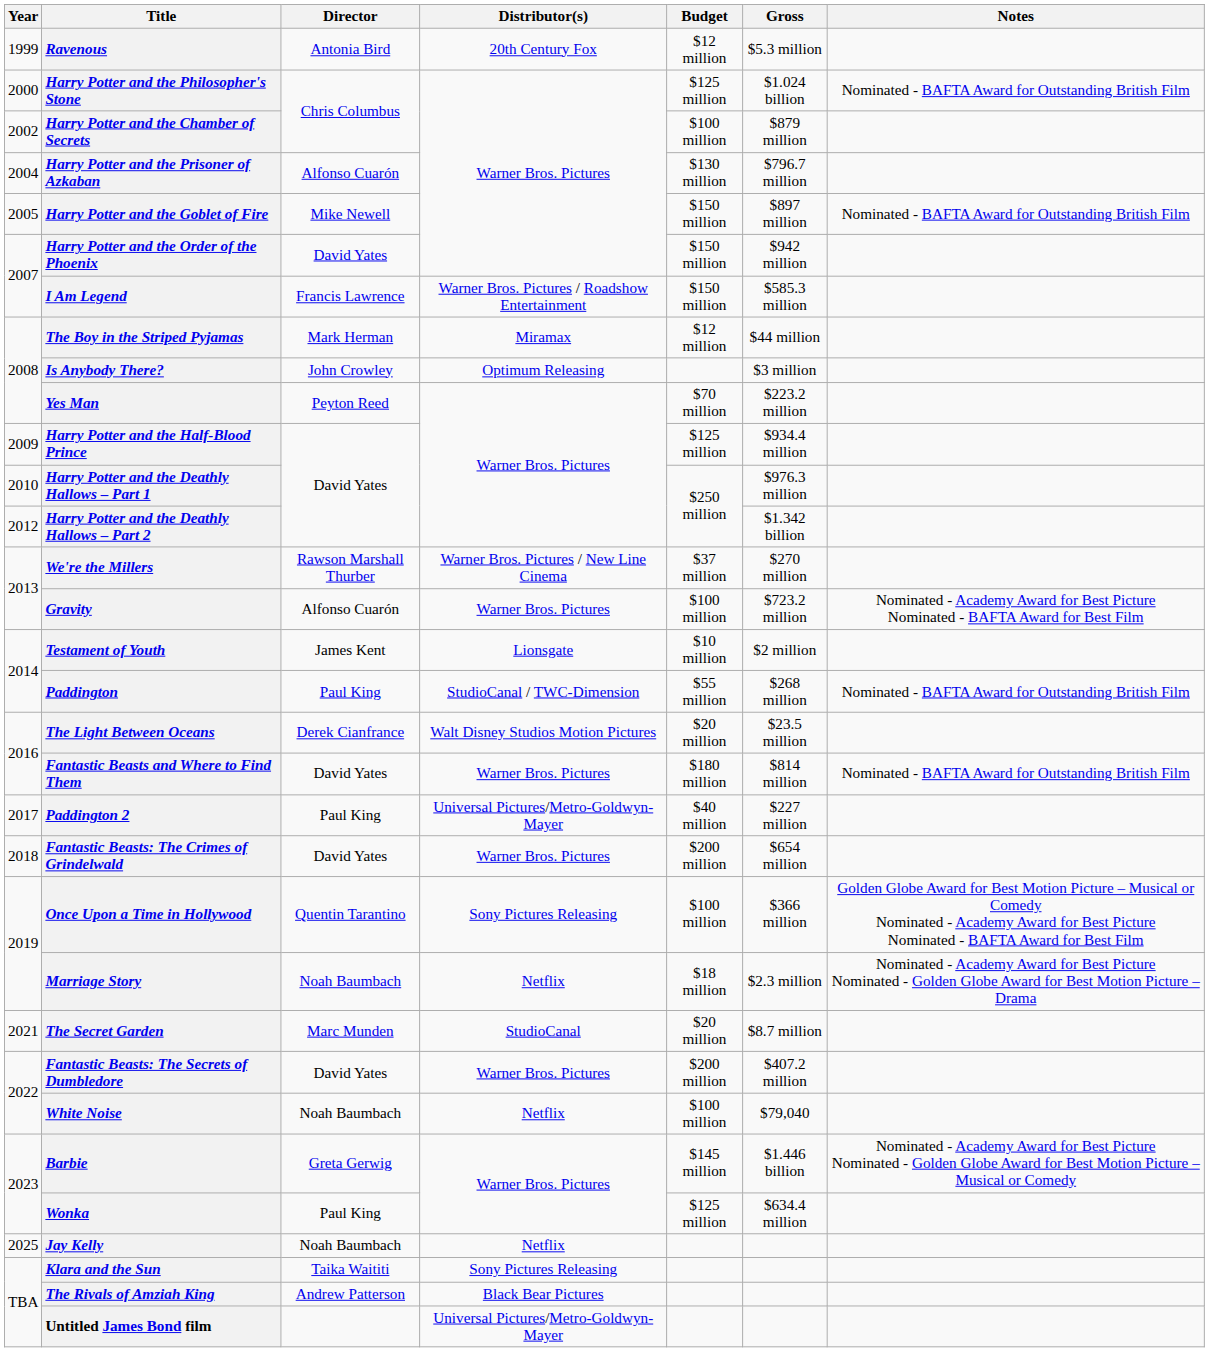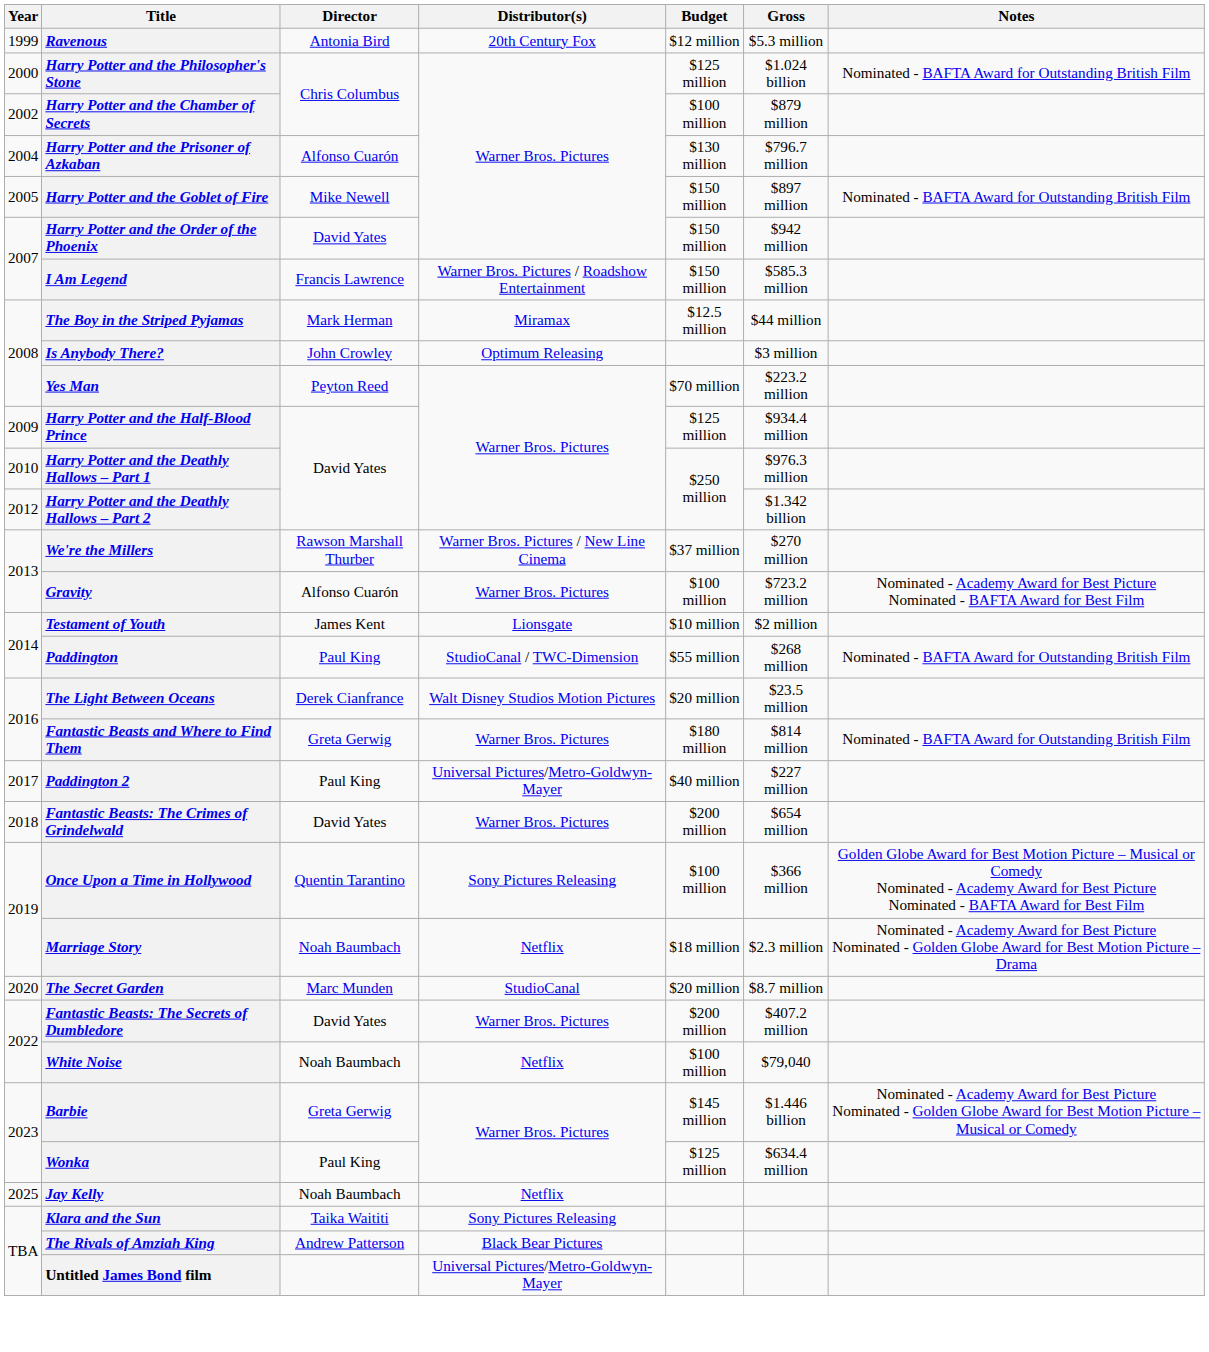(704, 337) $12 million -> (704, 320) $12.5 million
(350, 773) David Yates -> (350, 739) Greta Gerwig
(23, 1031) 2021 -> (23, 988) 2020
